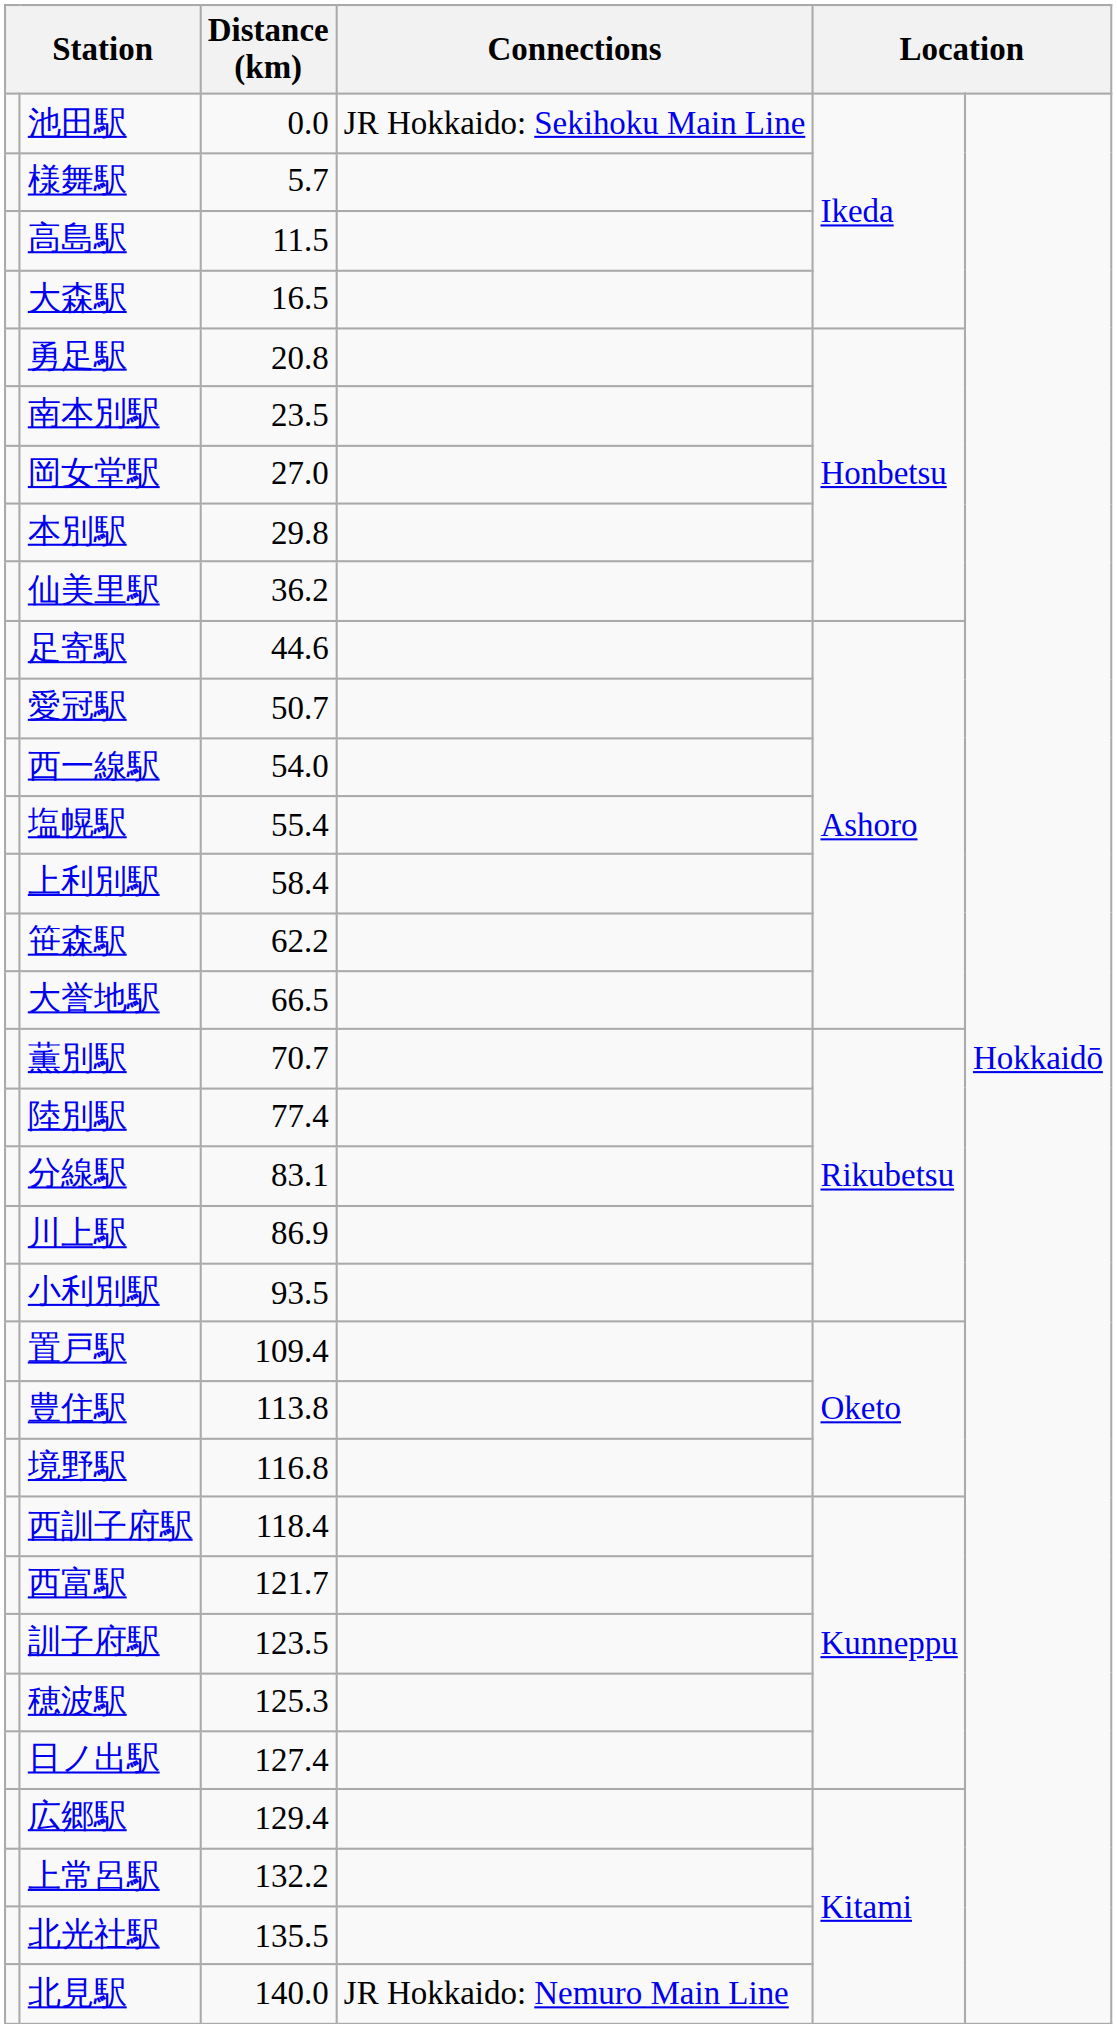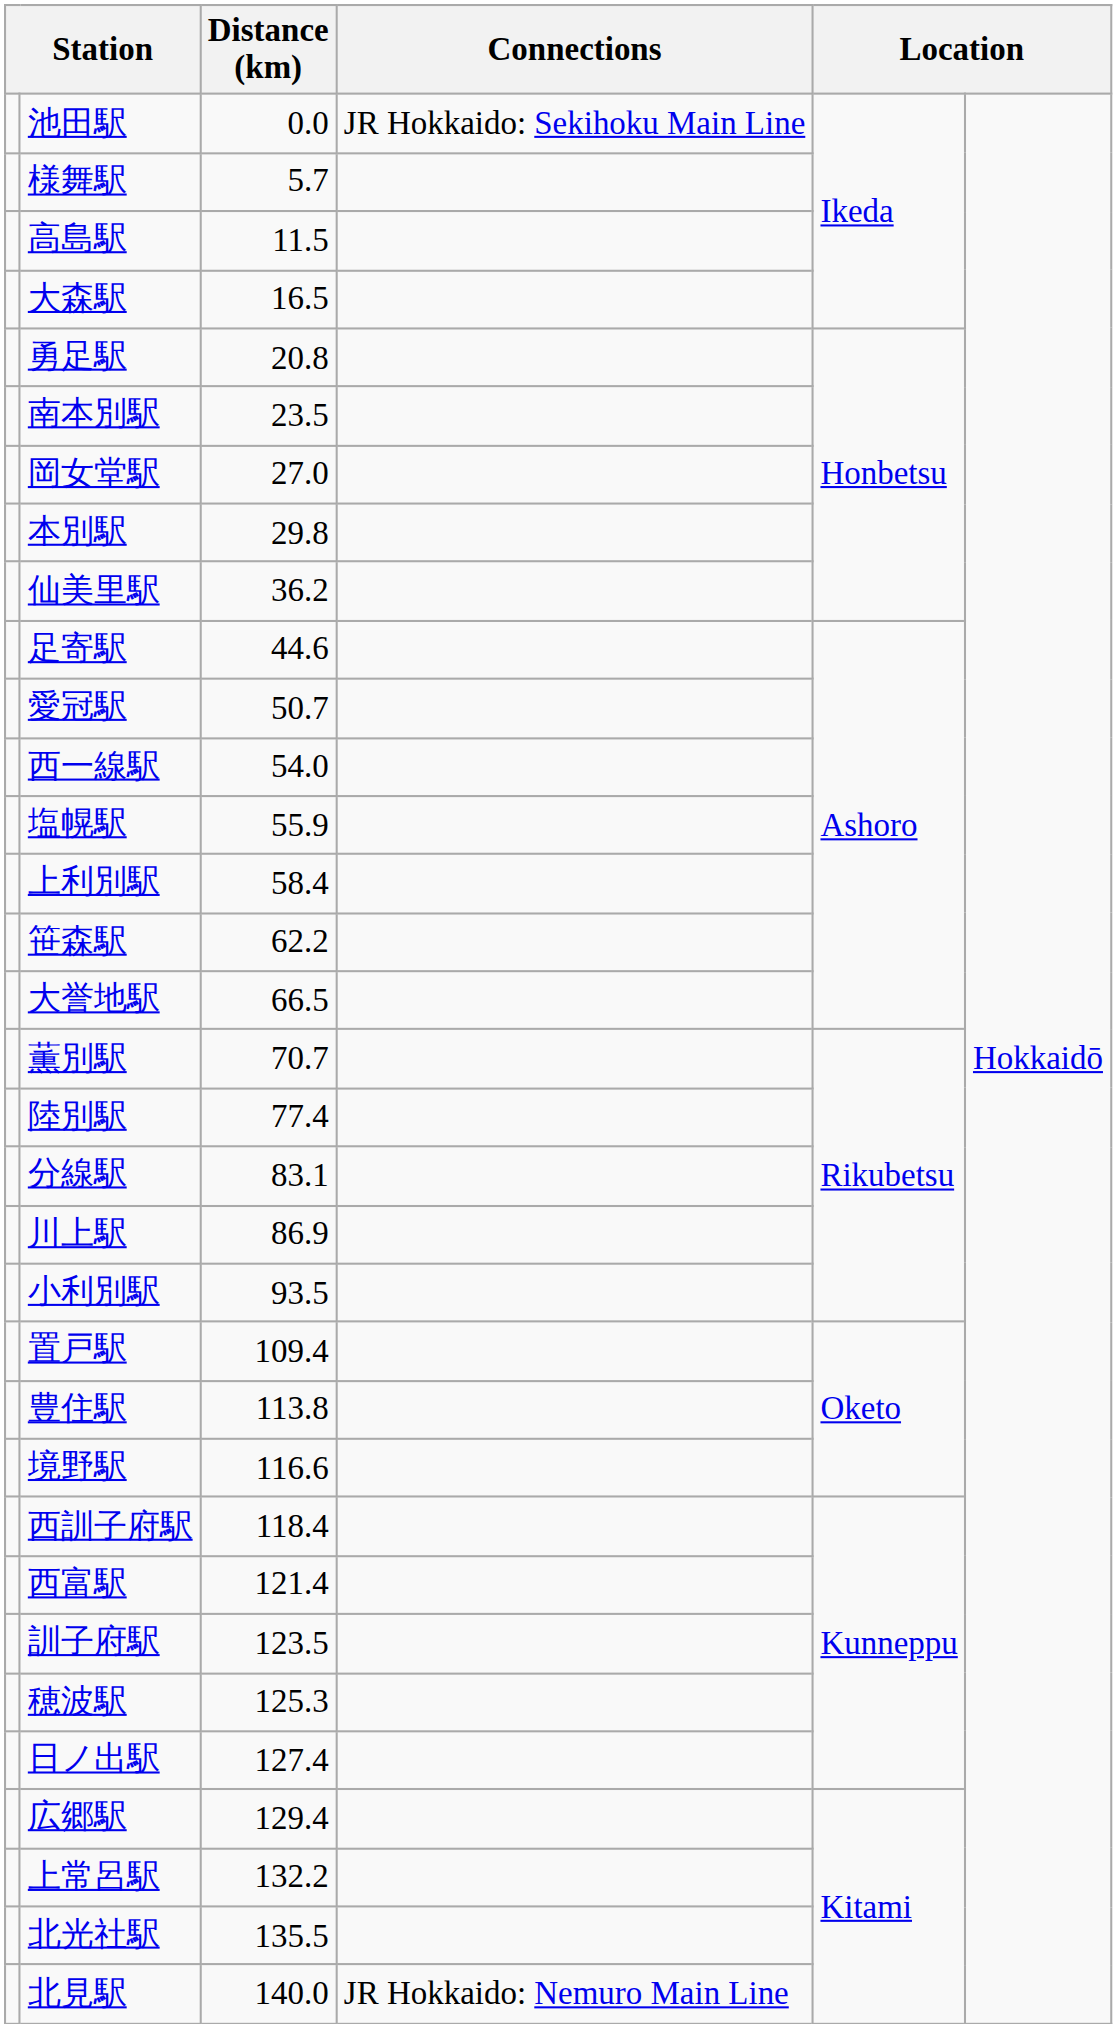(300, 824) 55.4 -> (300, 824) 55.9
(292, 1467) 116.8 -> (292, 1467) 116.6
(292, 1584) 121.7 -> (292, 1584) 121.4
